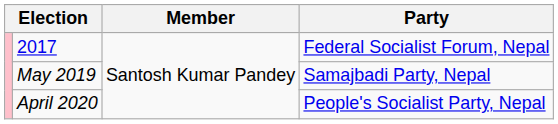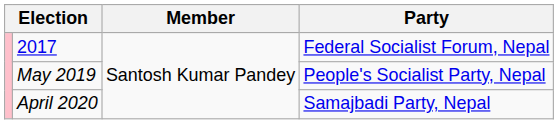(397, 75) Samajbadi Party, Nepal -> (425, 75) People's Socialist Party, Nepal
(425, 103) People's Socialist Party, Nepal -> (397, 103) Samajbadi Party, Nepal
